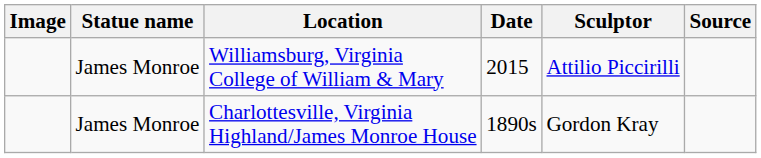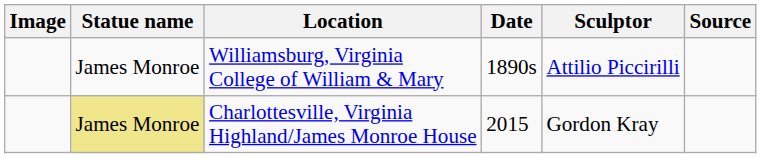(507, 66) 2015 -> (512, 66) 1890s
(137, 123) no background -> (137, 123) khaki background
(512, 123) 1890s -> (507, 123) 2015
